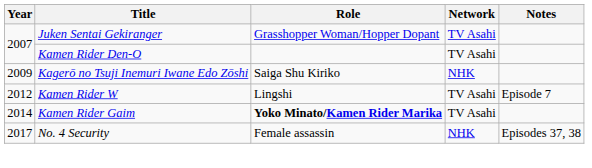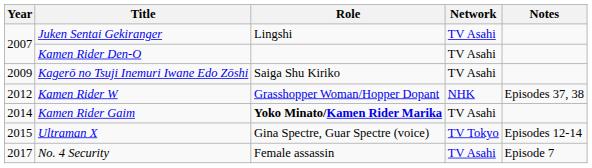(347, 34) Grasshopper Woman/Hopper Dopant -> (273, 34) Lingshi
(461, 73) NHK -> (472, 73) TV Asahi
(273, 93) Lingshi -> (347, 93) Grasshopper Woman/Hopper Dopant
(472, 93) TV Asahi -> (461, 93) NHK
(526, 93) Episode 7 -> (544, 93) Episodes 37, 38
+ row: (68, 133)
(461, 133) NHK -> (472, 152) TV Asahi
(541, 133) Episodes 37, 38 -> (529, 152) Episode 7
